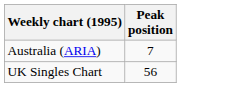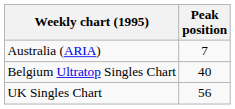+ row: (92, 72)
